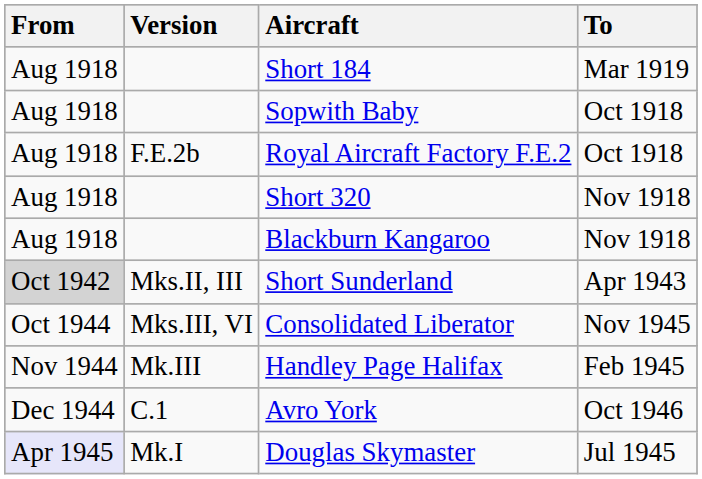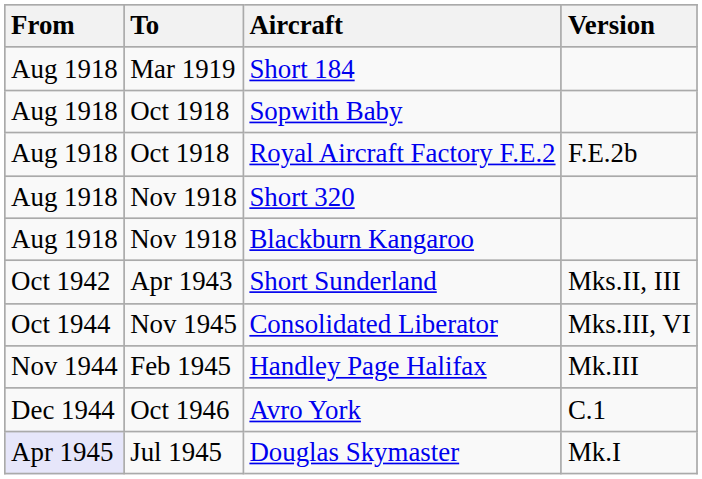columns swapped: (598, 25) <-> (174, 25)
(61, 281) lightgrey background -> (61, 281) no background
